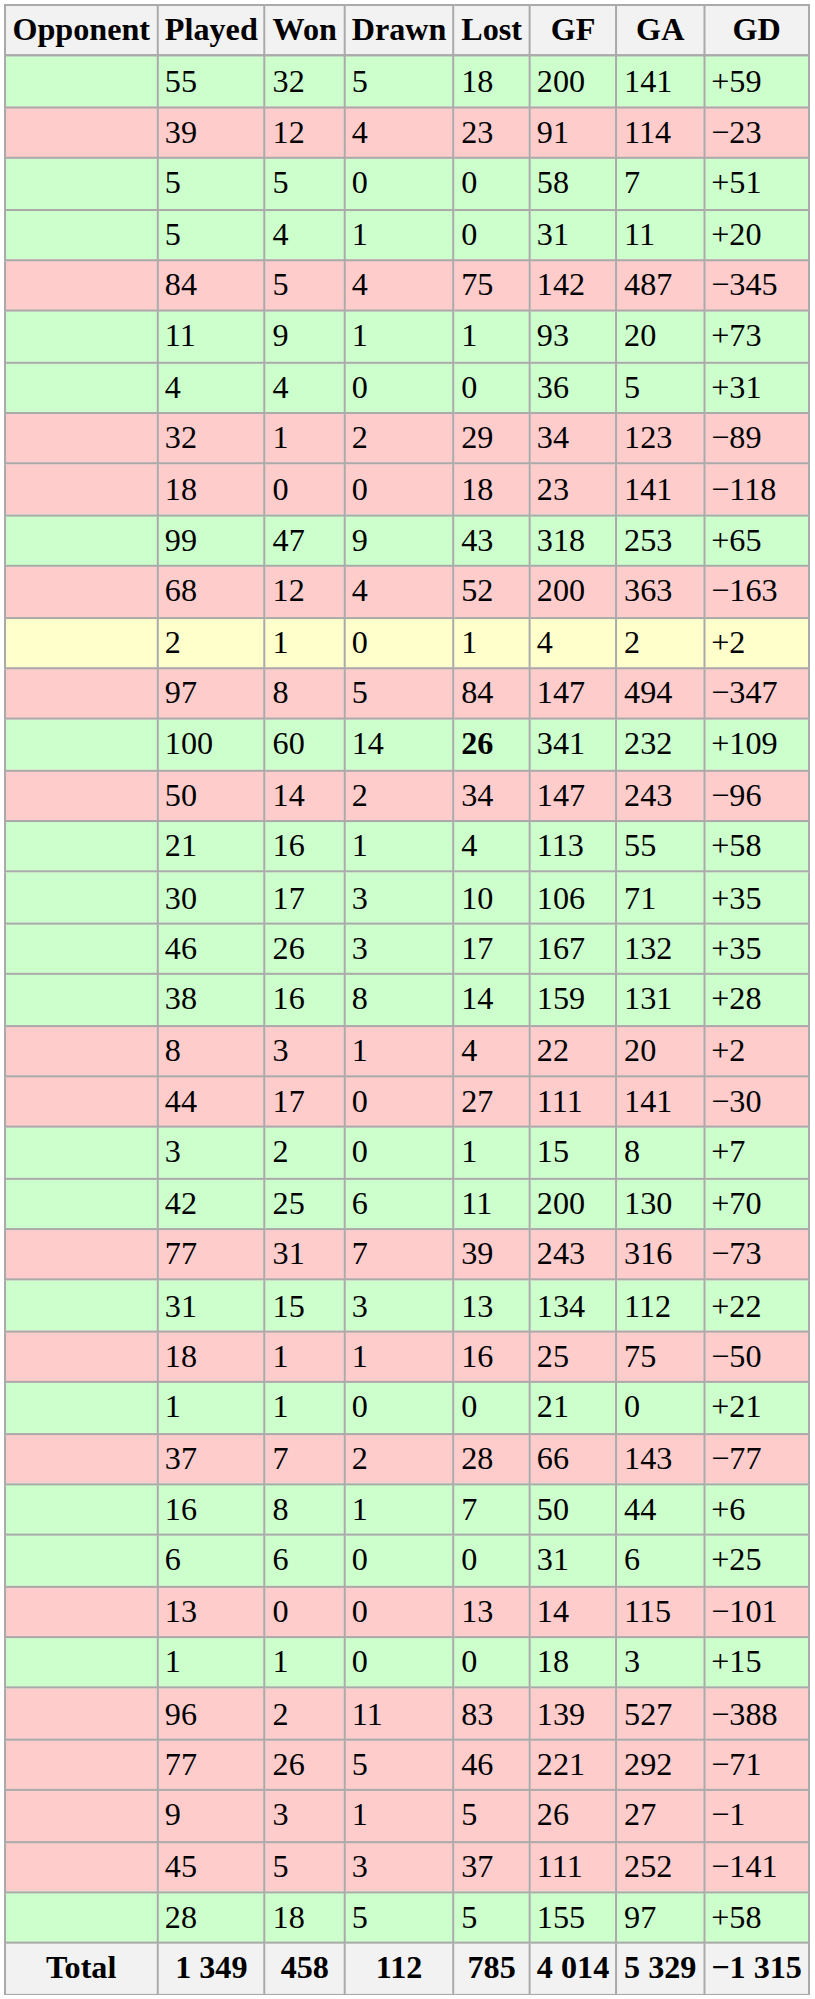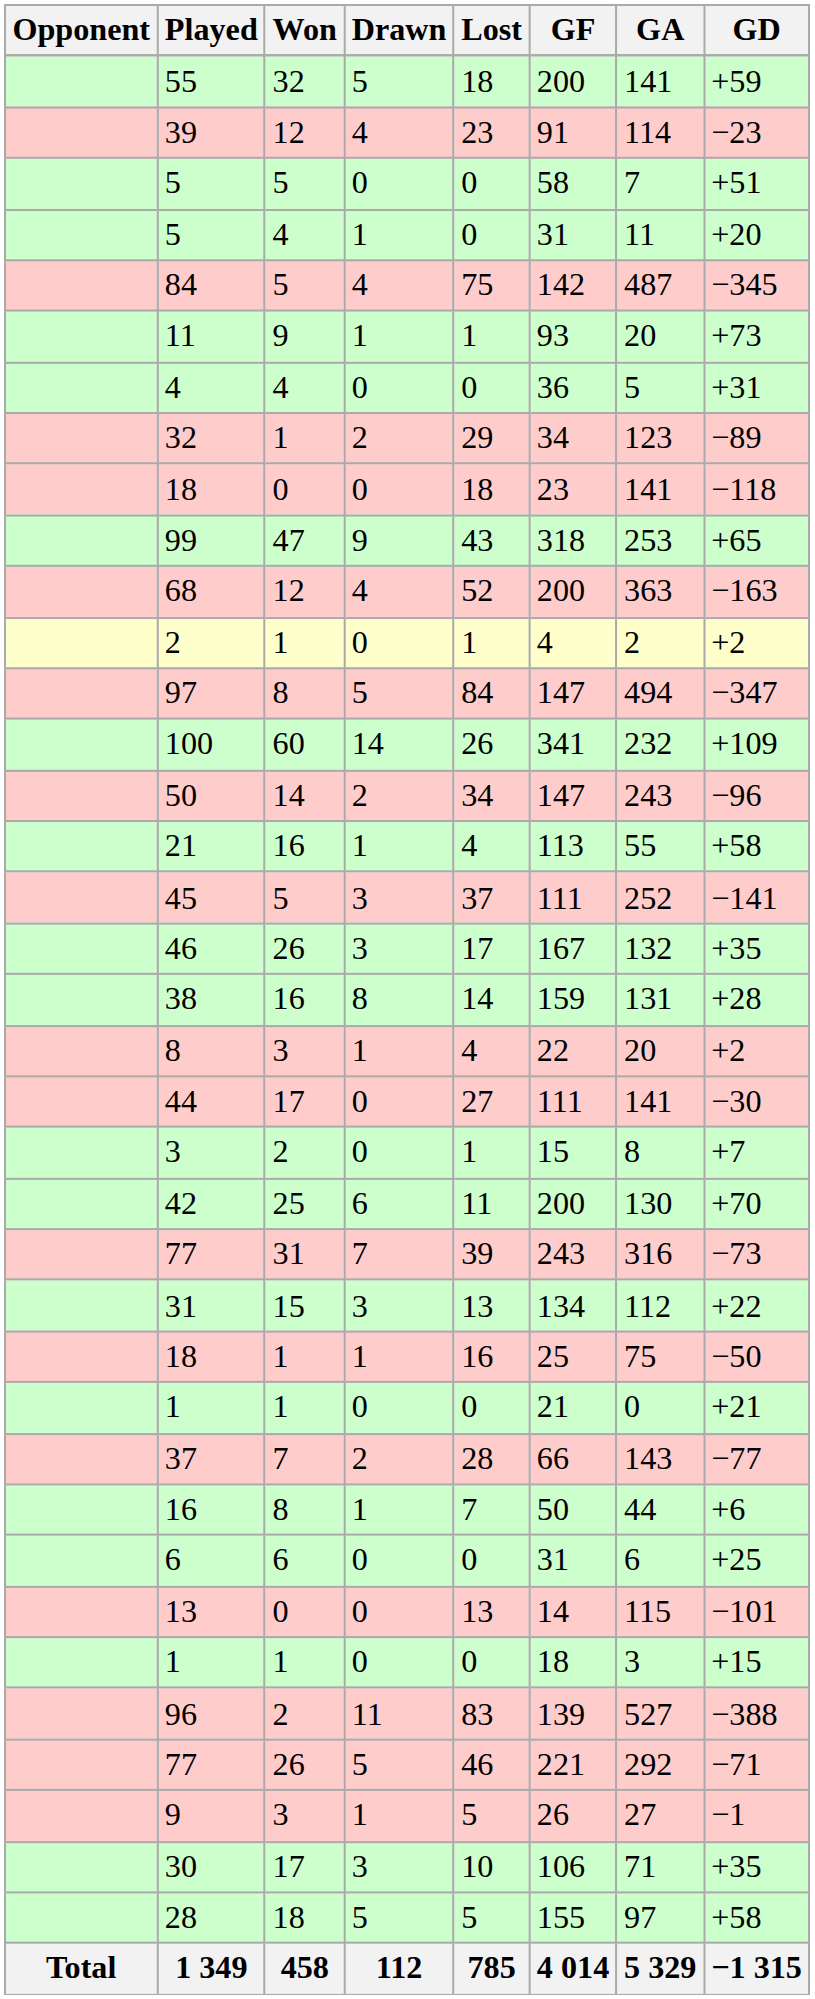(477, 744) bold -> (477, 744) normal
rows swapped: (181, 897) <-> (181, 1866)
